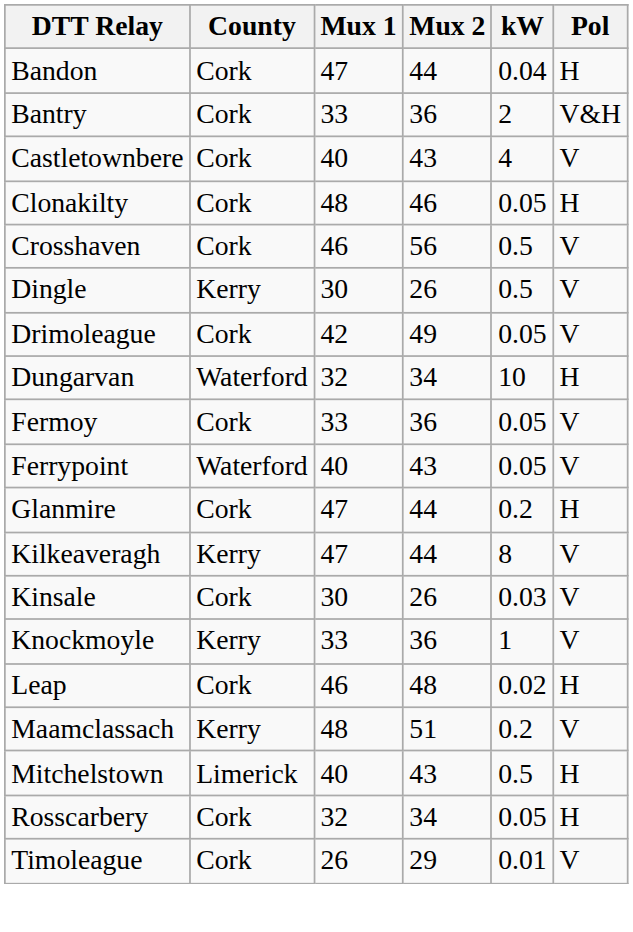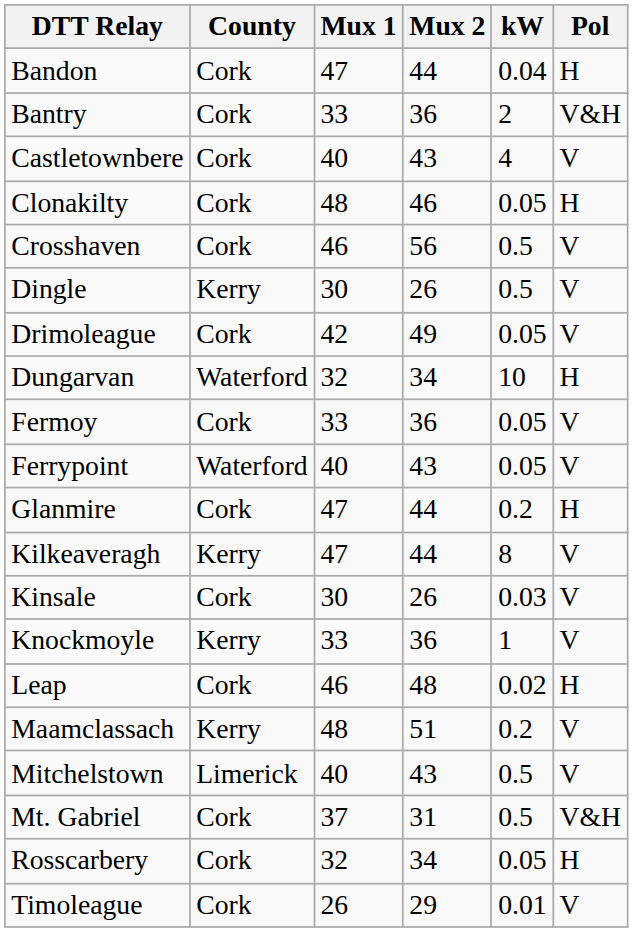(569, 772) H -> (569, 772) V
+ row: (76, 816)
